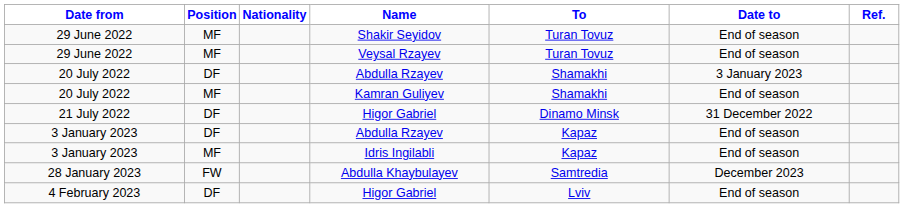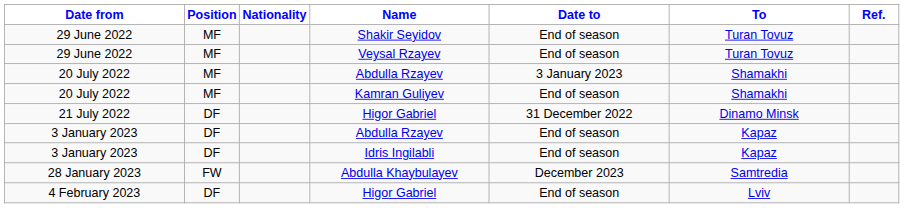columns swapped: (579, 15) <-> (759, 15)
(212, 74) DF -> (212, 74) MF
(212, 153) MF -> (212, 153) DF
